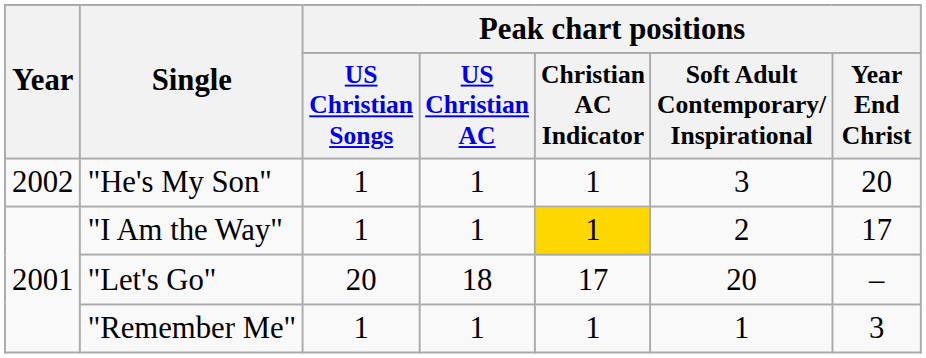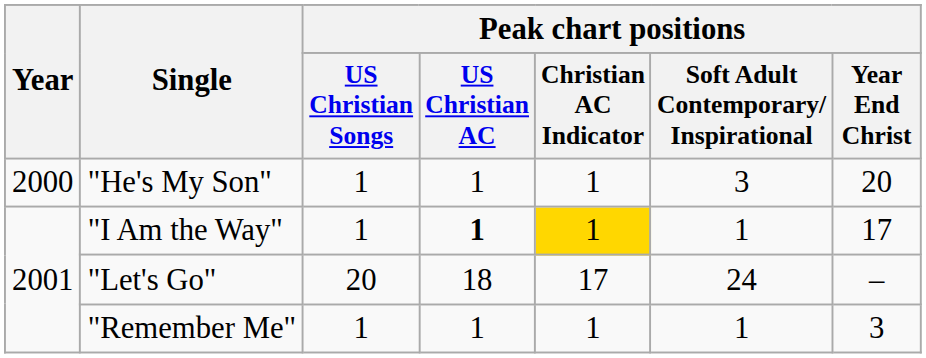(43, 181) 2002 -> (43, 181) 2000
(477, 230) normal -> (477, 230) bold
(742, 230) 2 -> (742, 230) 1
(742, 279) 20 -> (742, 279) 24
